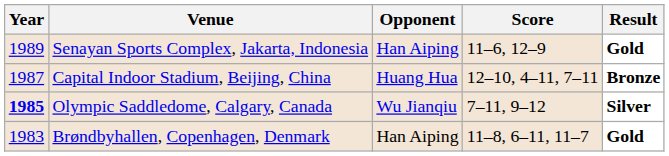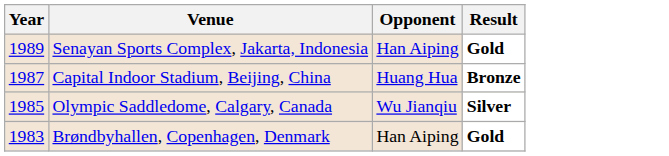- column: (533, 19)
(26, 107) bold -> (26, 107) normal
